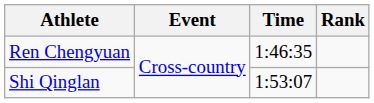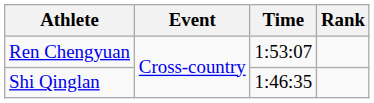(283, 51) 1:46:35 -> (283, 51) 1:53:07
(283, 82) 1:53:07 -> (283, 82) 1:46:35
